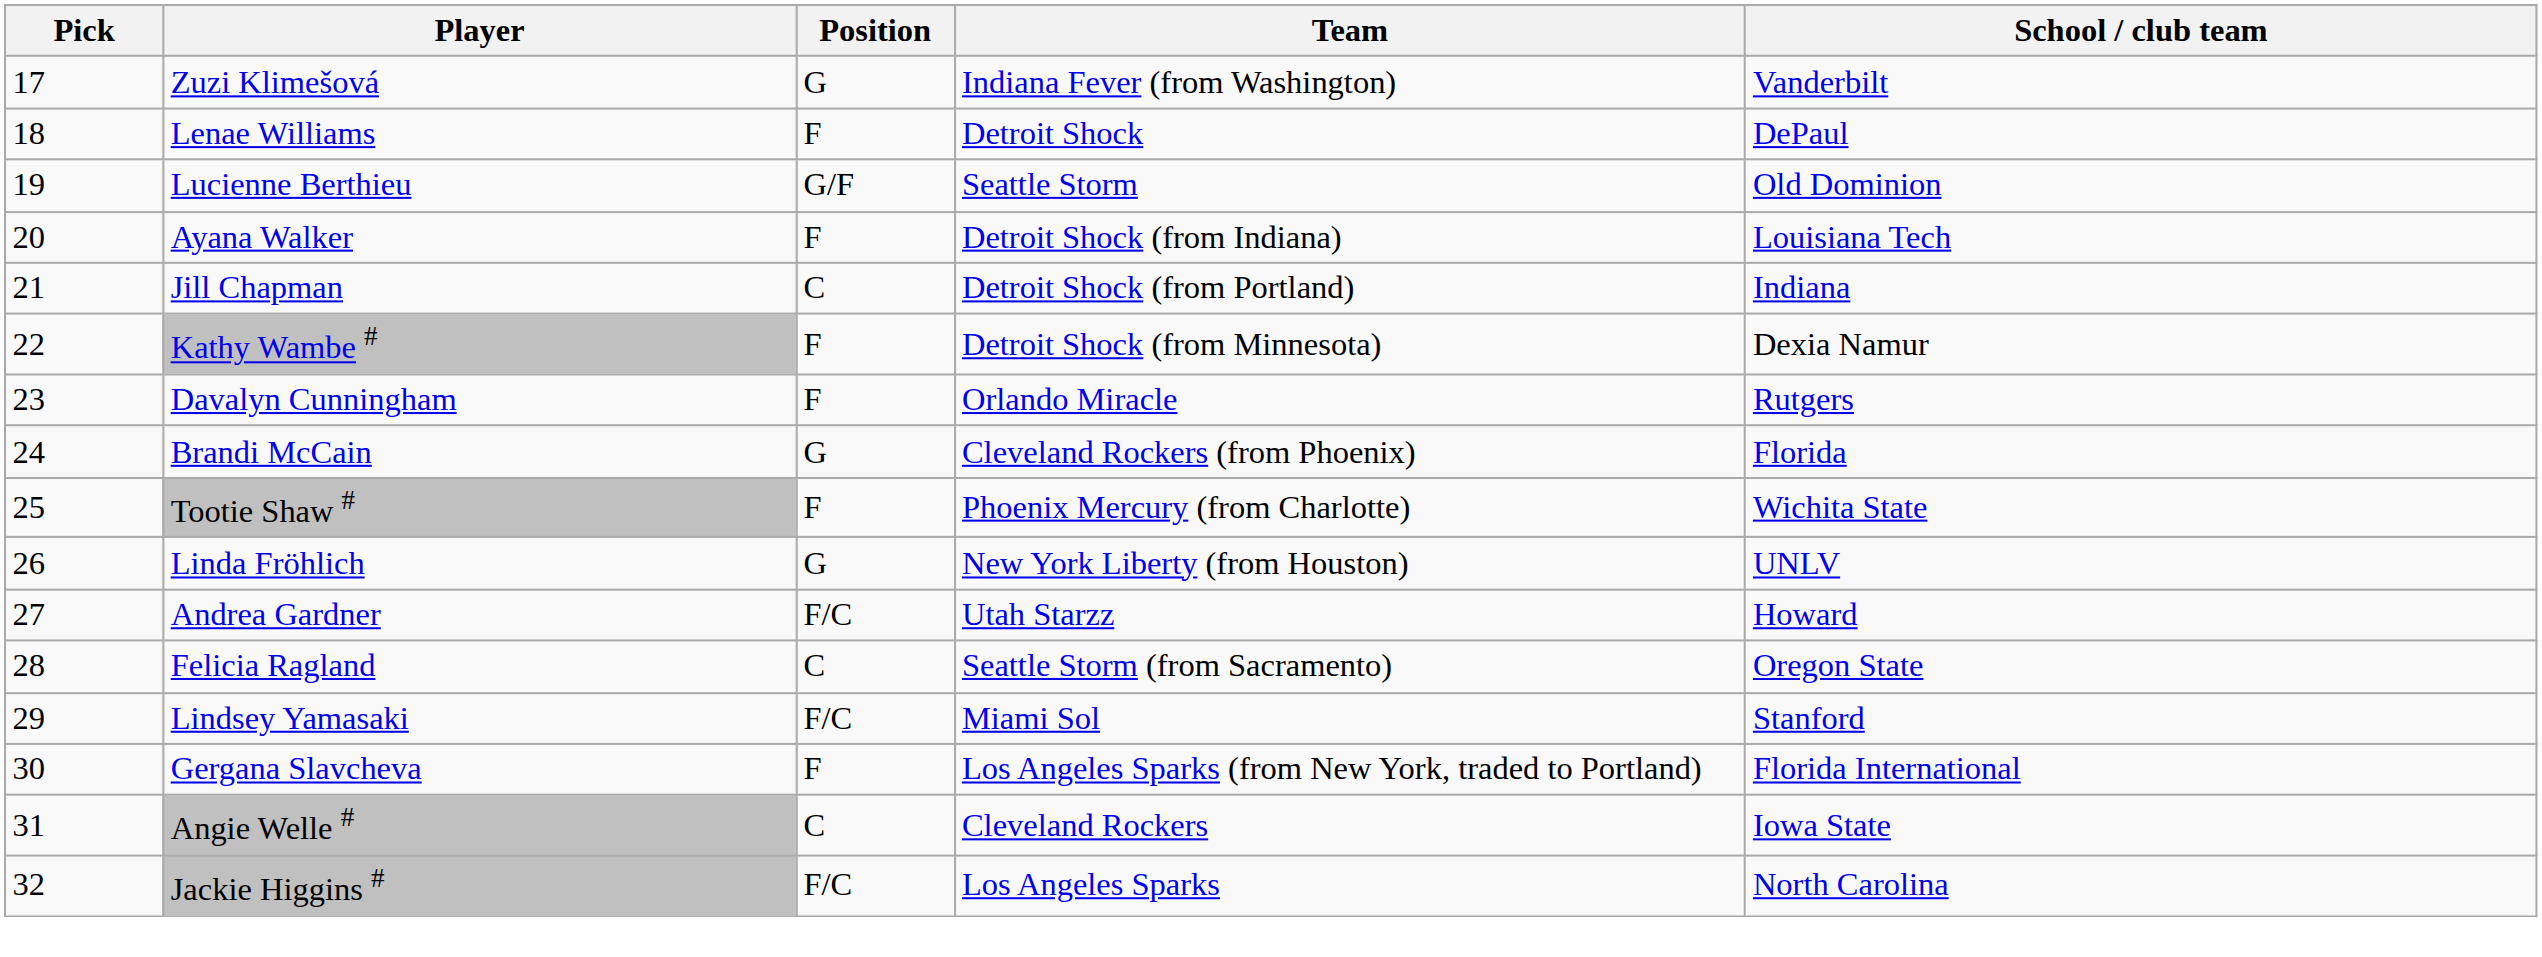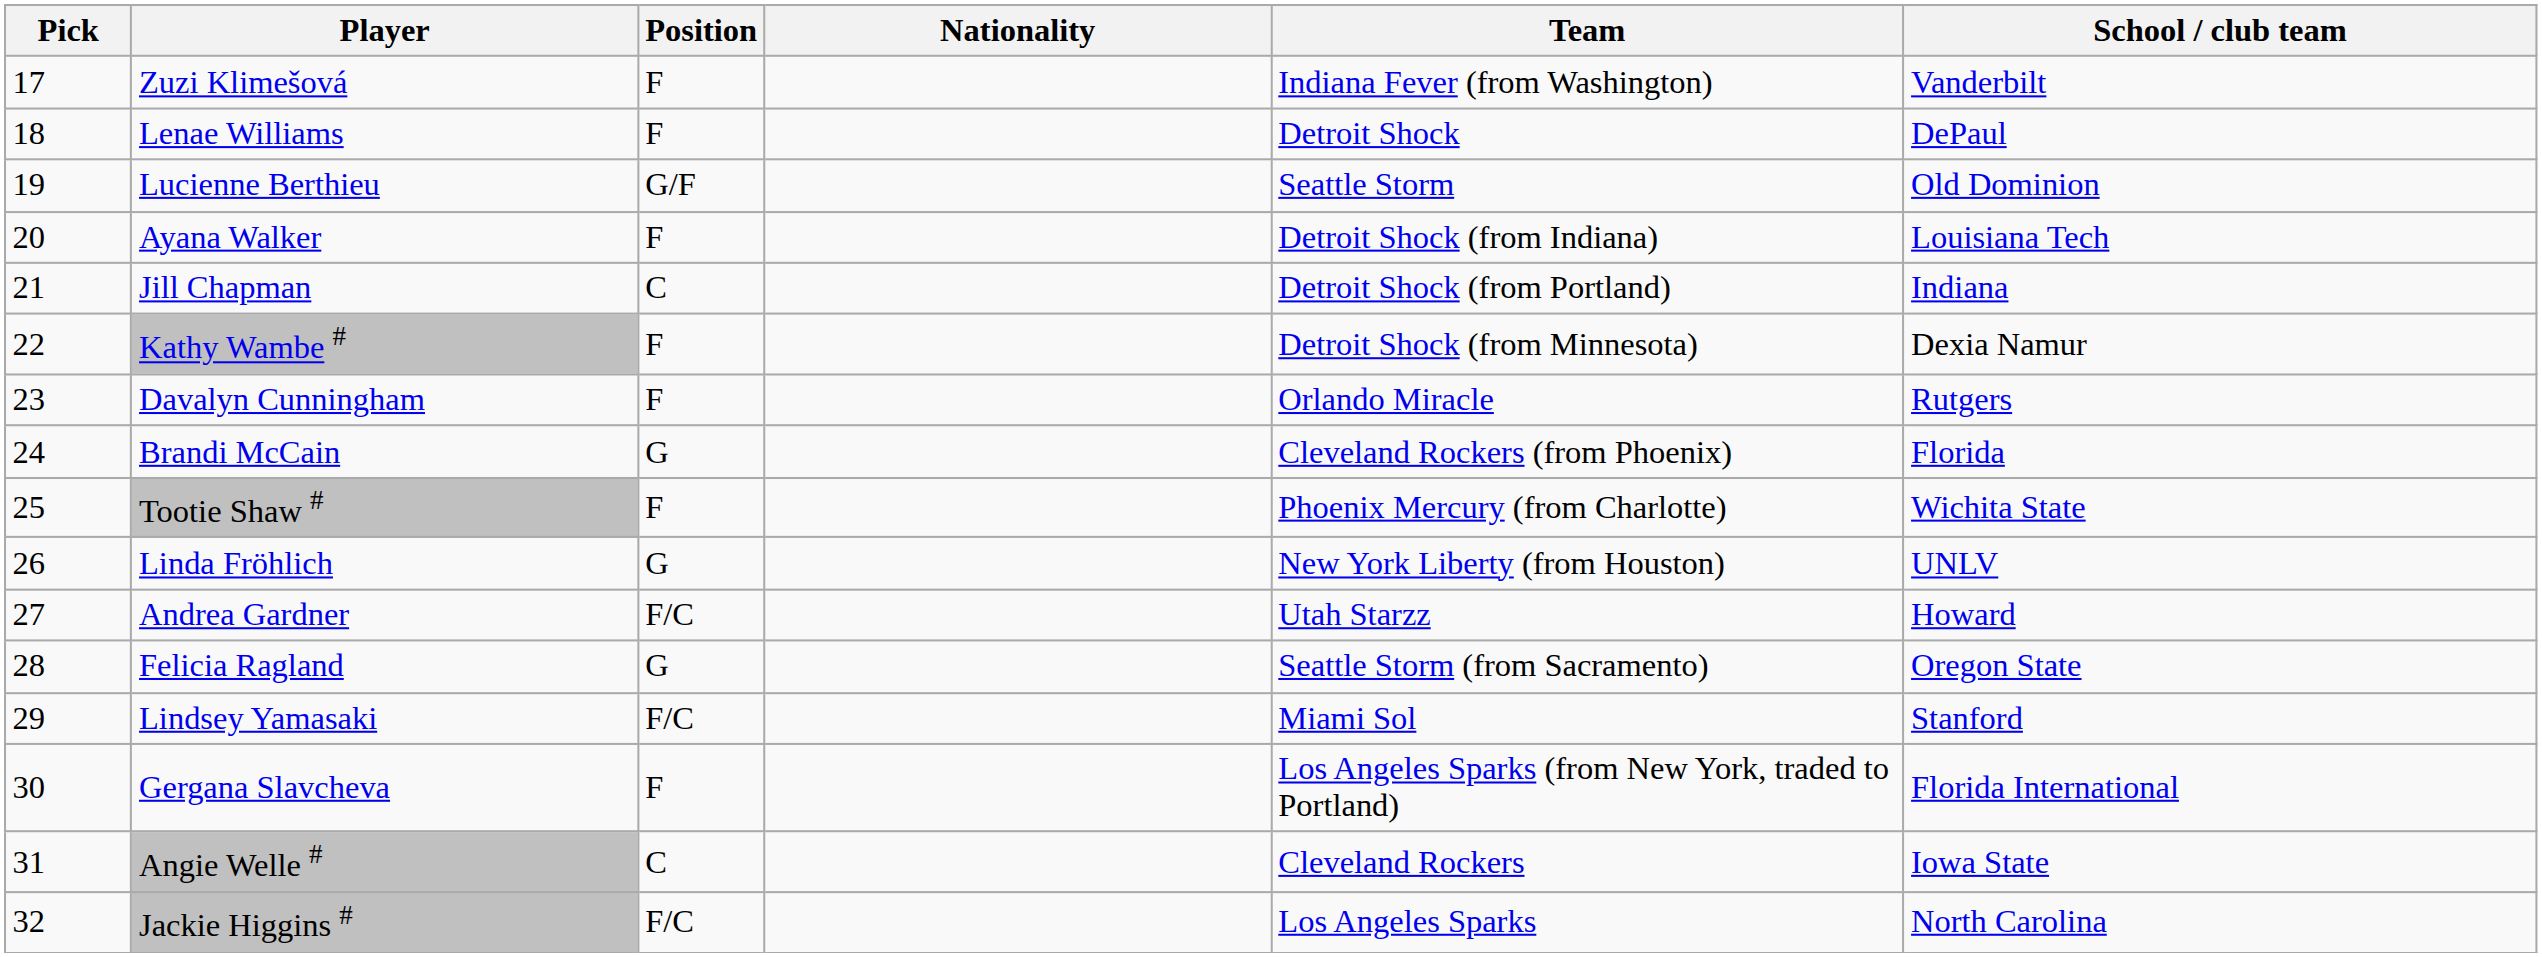+ column: (1018, 30)
(815, 81) G -> (654, 81) F
(814, 665) C -> (657, 665) G
